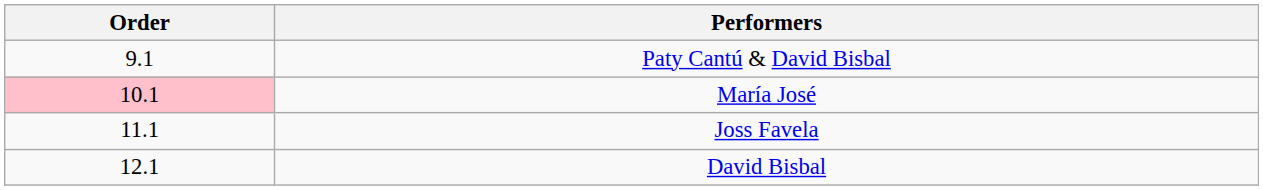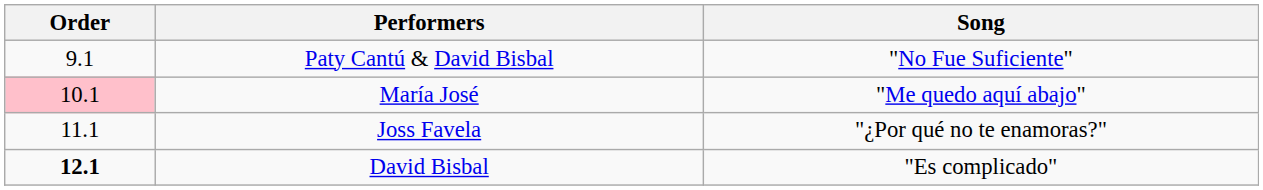+ column: (981, 22)
(140, 166) normal -> (80, 166) bold
